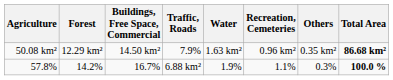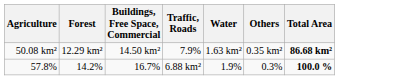- column: (271, 23)
